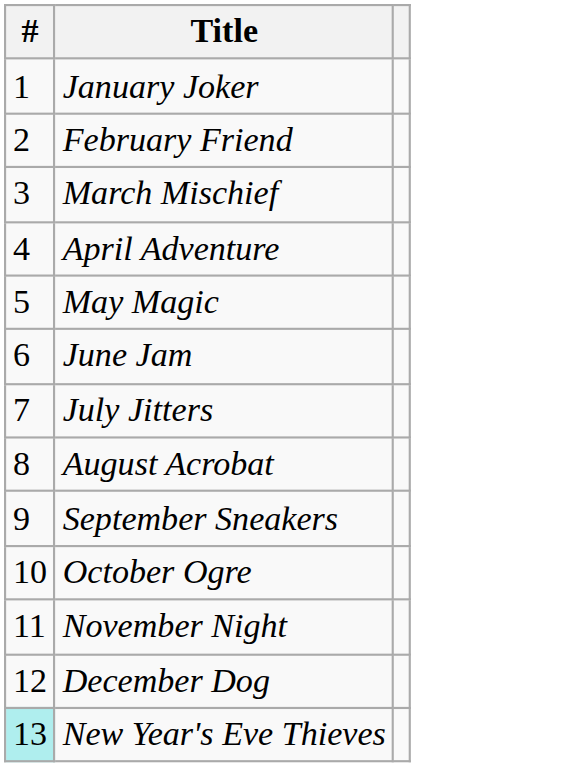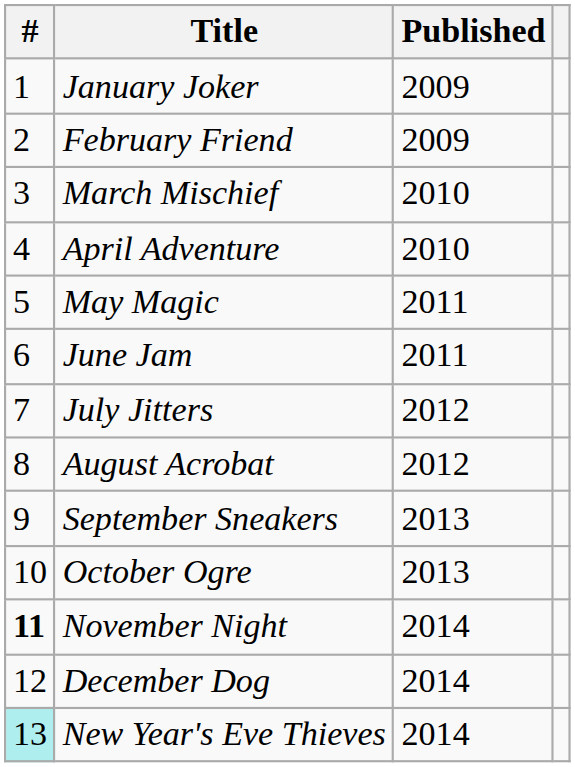+ column: (474, 31)
(29, 626) normal -> (29, 626) bold
